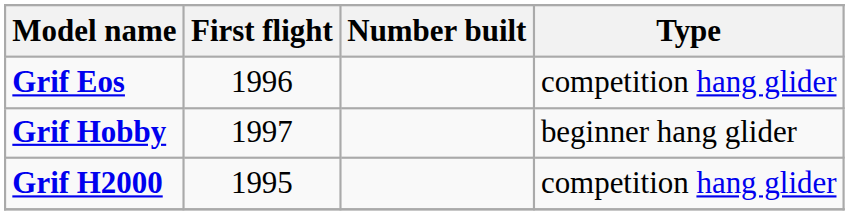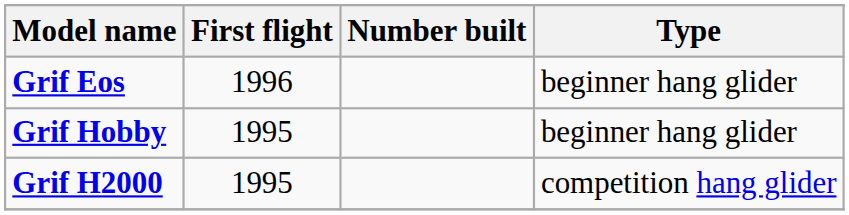(689, 81) competition hang glider -> (669, 81) beginner hang glider
(262, 132) 1997 -> (262, 132) 1995
